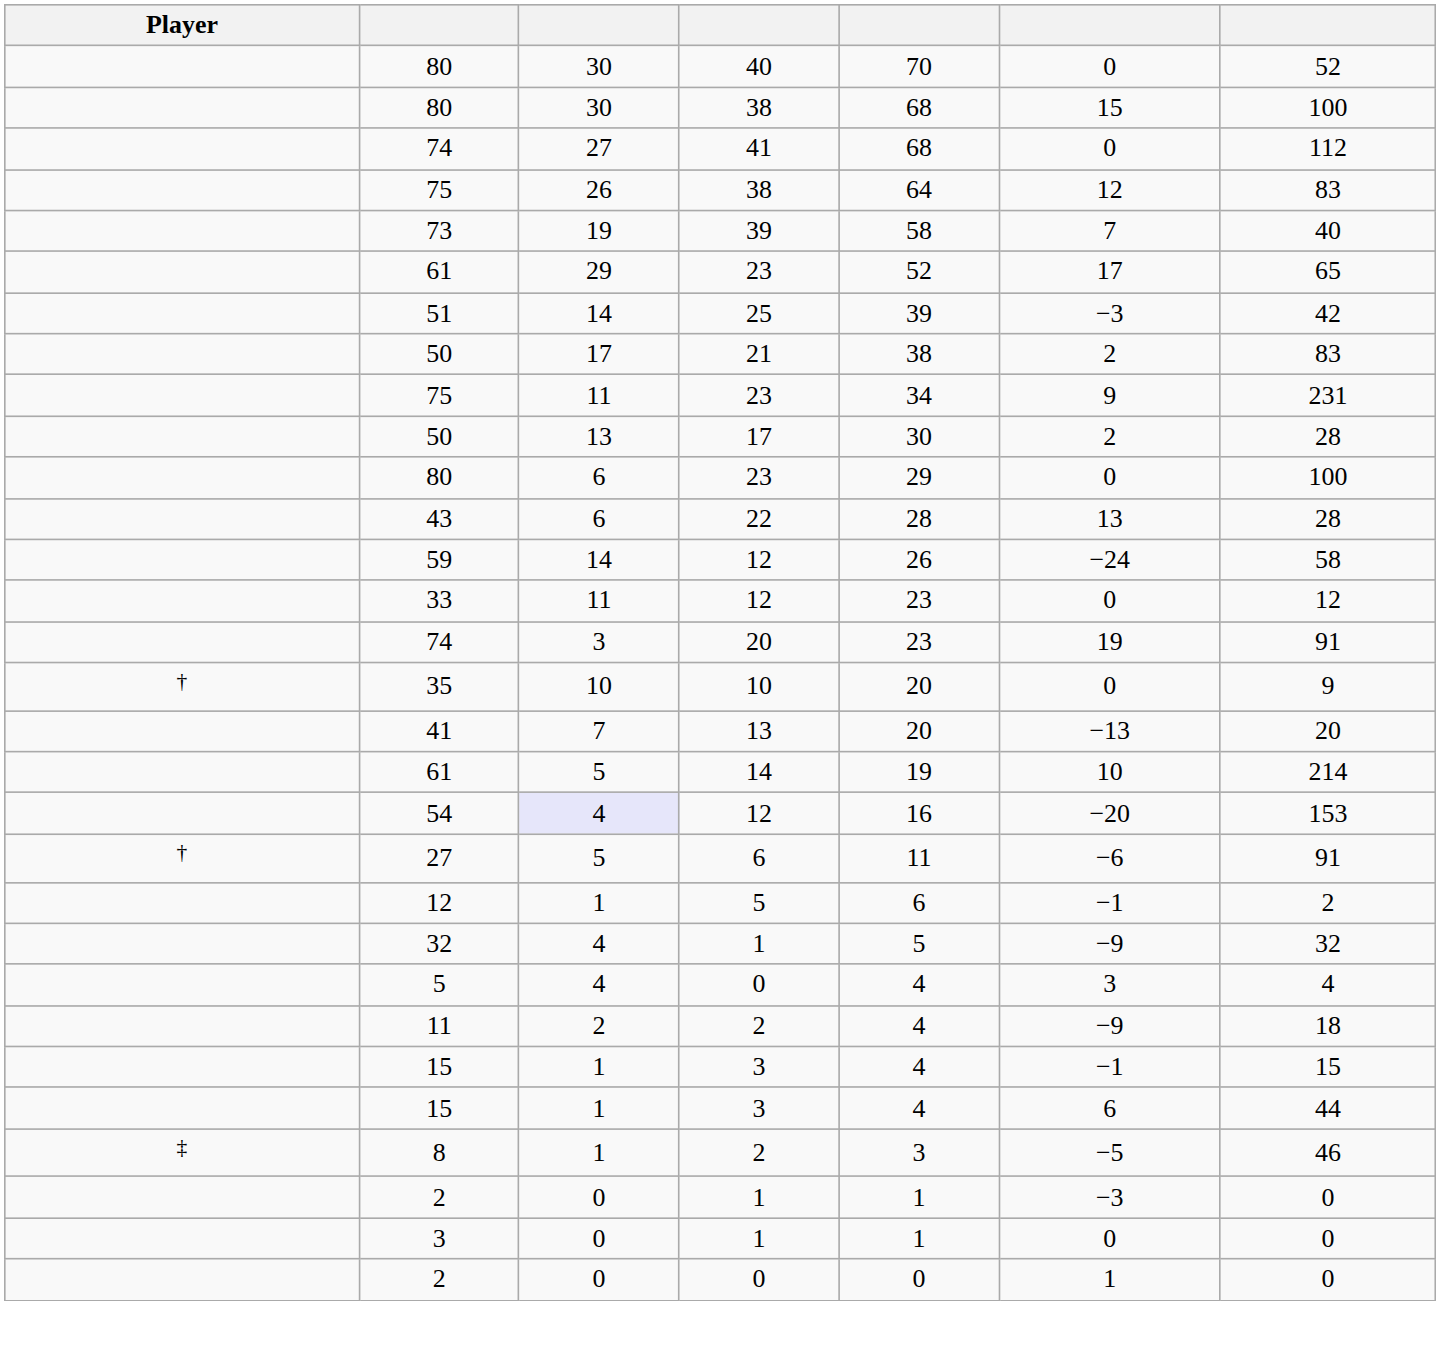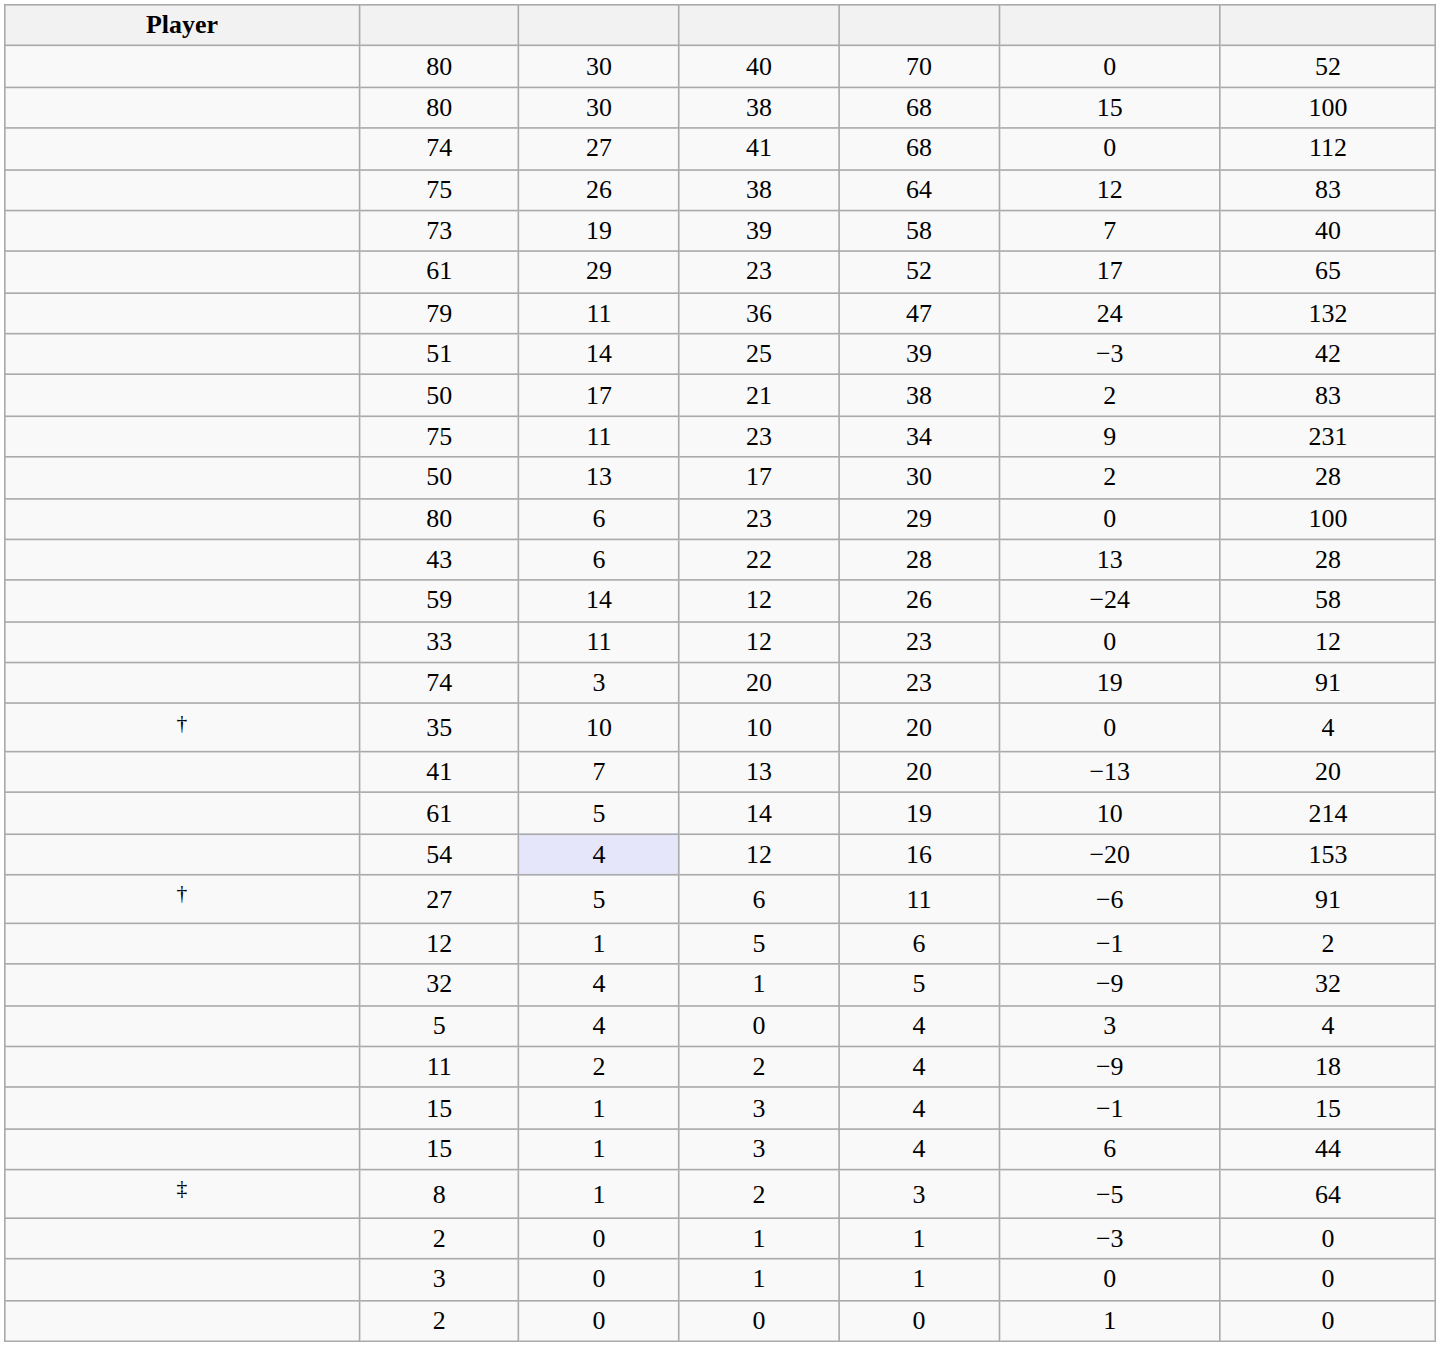+ row: (439, 312)
(1328, 686) 9 -> (1328, 727) 4
(1328, 1152) 46 -> (1328, 1193) 64
